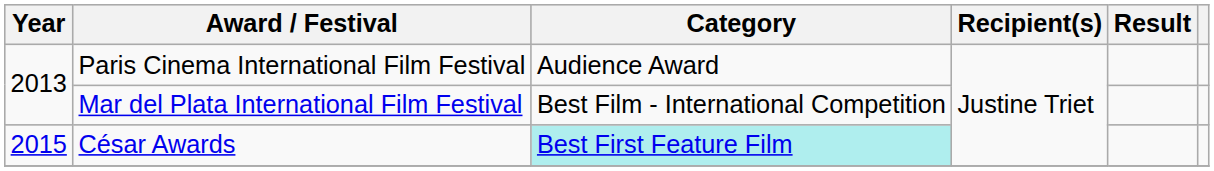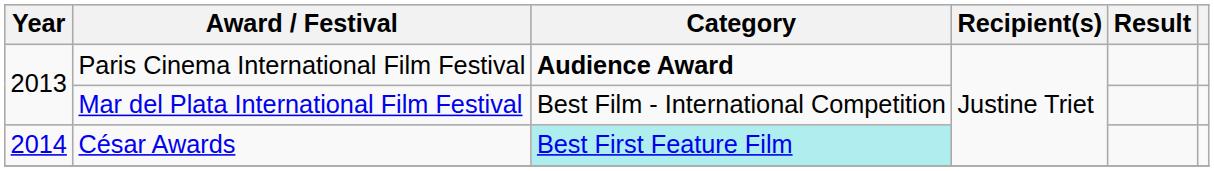(628, 64) normal -> (635, 64) bold
(39, 144) 2015 -> (39, 144) 2014
